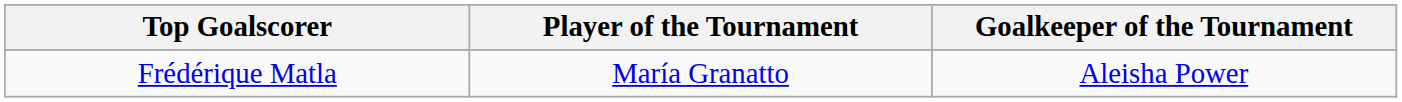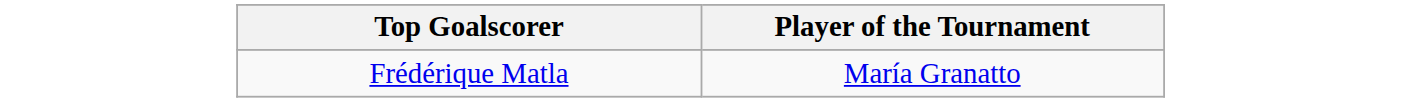- column: (1164, 27)
